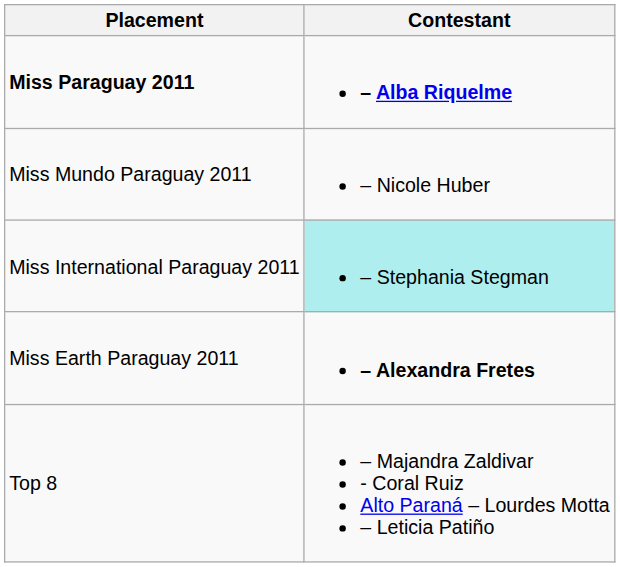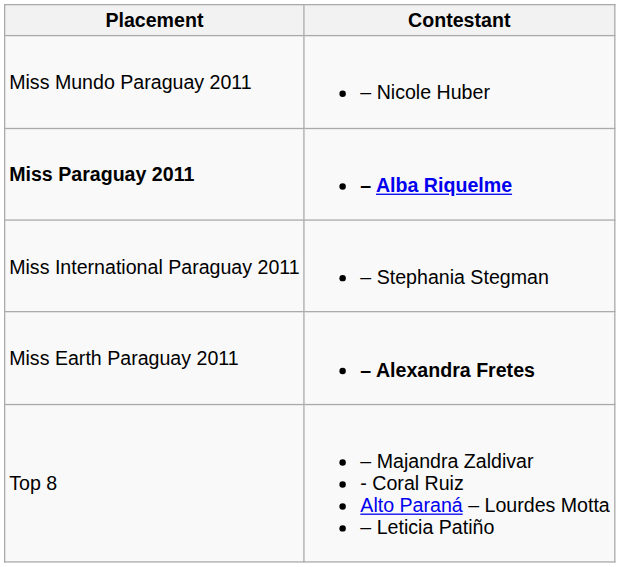rows swapped: (102, 82) <-> (130, 174)
(459, 277) paleturquoise background -> (459, 277) no background
